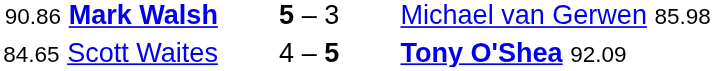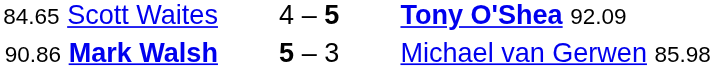rows swapped: (111, 52) <-> (111, 15)
